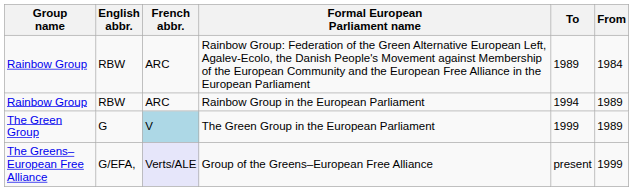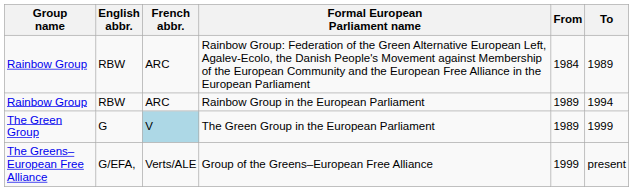columns swapped: (612, 20) <-> (573, 20)
(171, 164) lavender background -> (171, 164) no background
